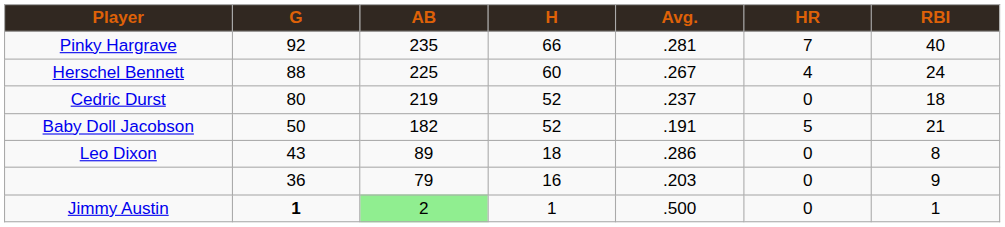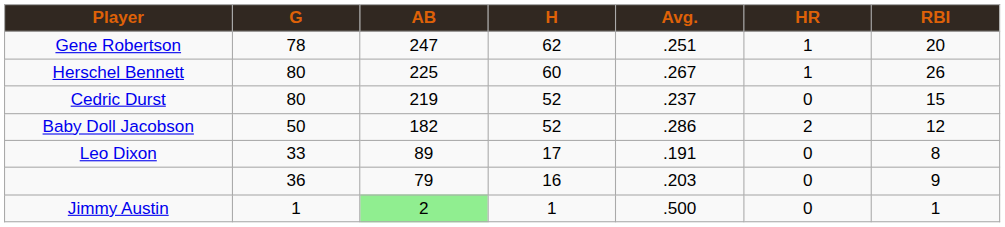+ row: (118, 45)
- row: (118, 45)
(296, 72) 88 -> (296, 72) 80
(808, 72) 4 -> (808, 72) 1
(936, 72) 24 -> (936, 72) 26
(936, 99) 18 -> (936, 99) 15
(680, 126) .191 -> (680, 126) .286
(808, 126) 5 -> (808, 126) 2
(936, 126) 21 -> (936, 126) 12
(296, 153) 43 -> (296, 153) 33
(552, 153) 18 -> (552, 153) 17
(680, 153) .286 -> (680, 153) .191
(296, 208) bold -> (296, 208) normal
